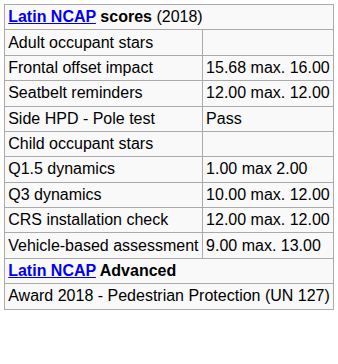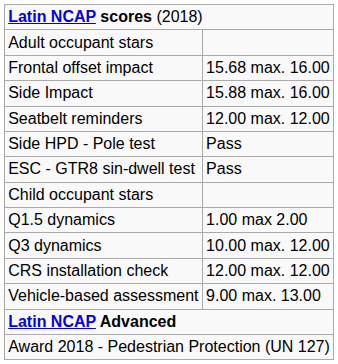+ row: (50, 93)
+ row: (102, 169)
